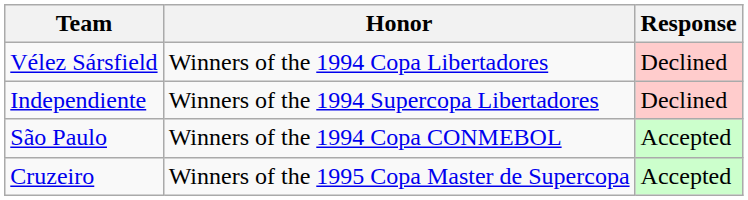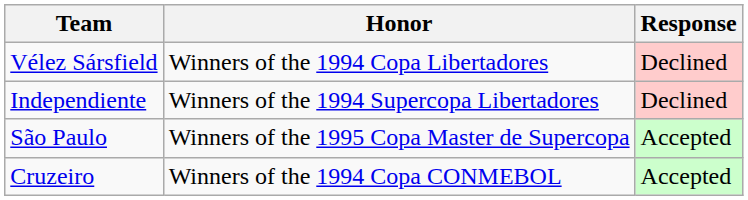(365, 137) Winners of the 1994 Copa CONMEBOL -> (399, 137) Winners of the 1995 Copa Master de Supercopa
(399, 175) Winners of the 1995 Copa Master de Supercopa -> (365, 175) Winners of the 1994 Copa CONMEBOL
